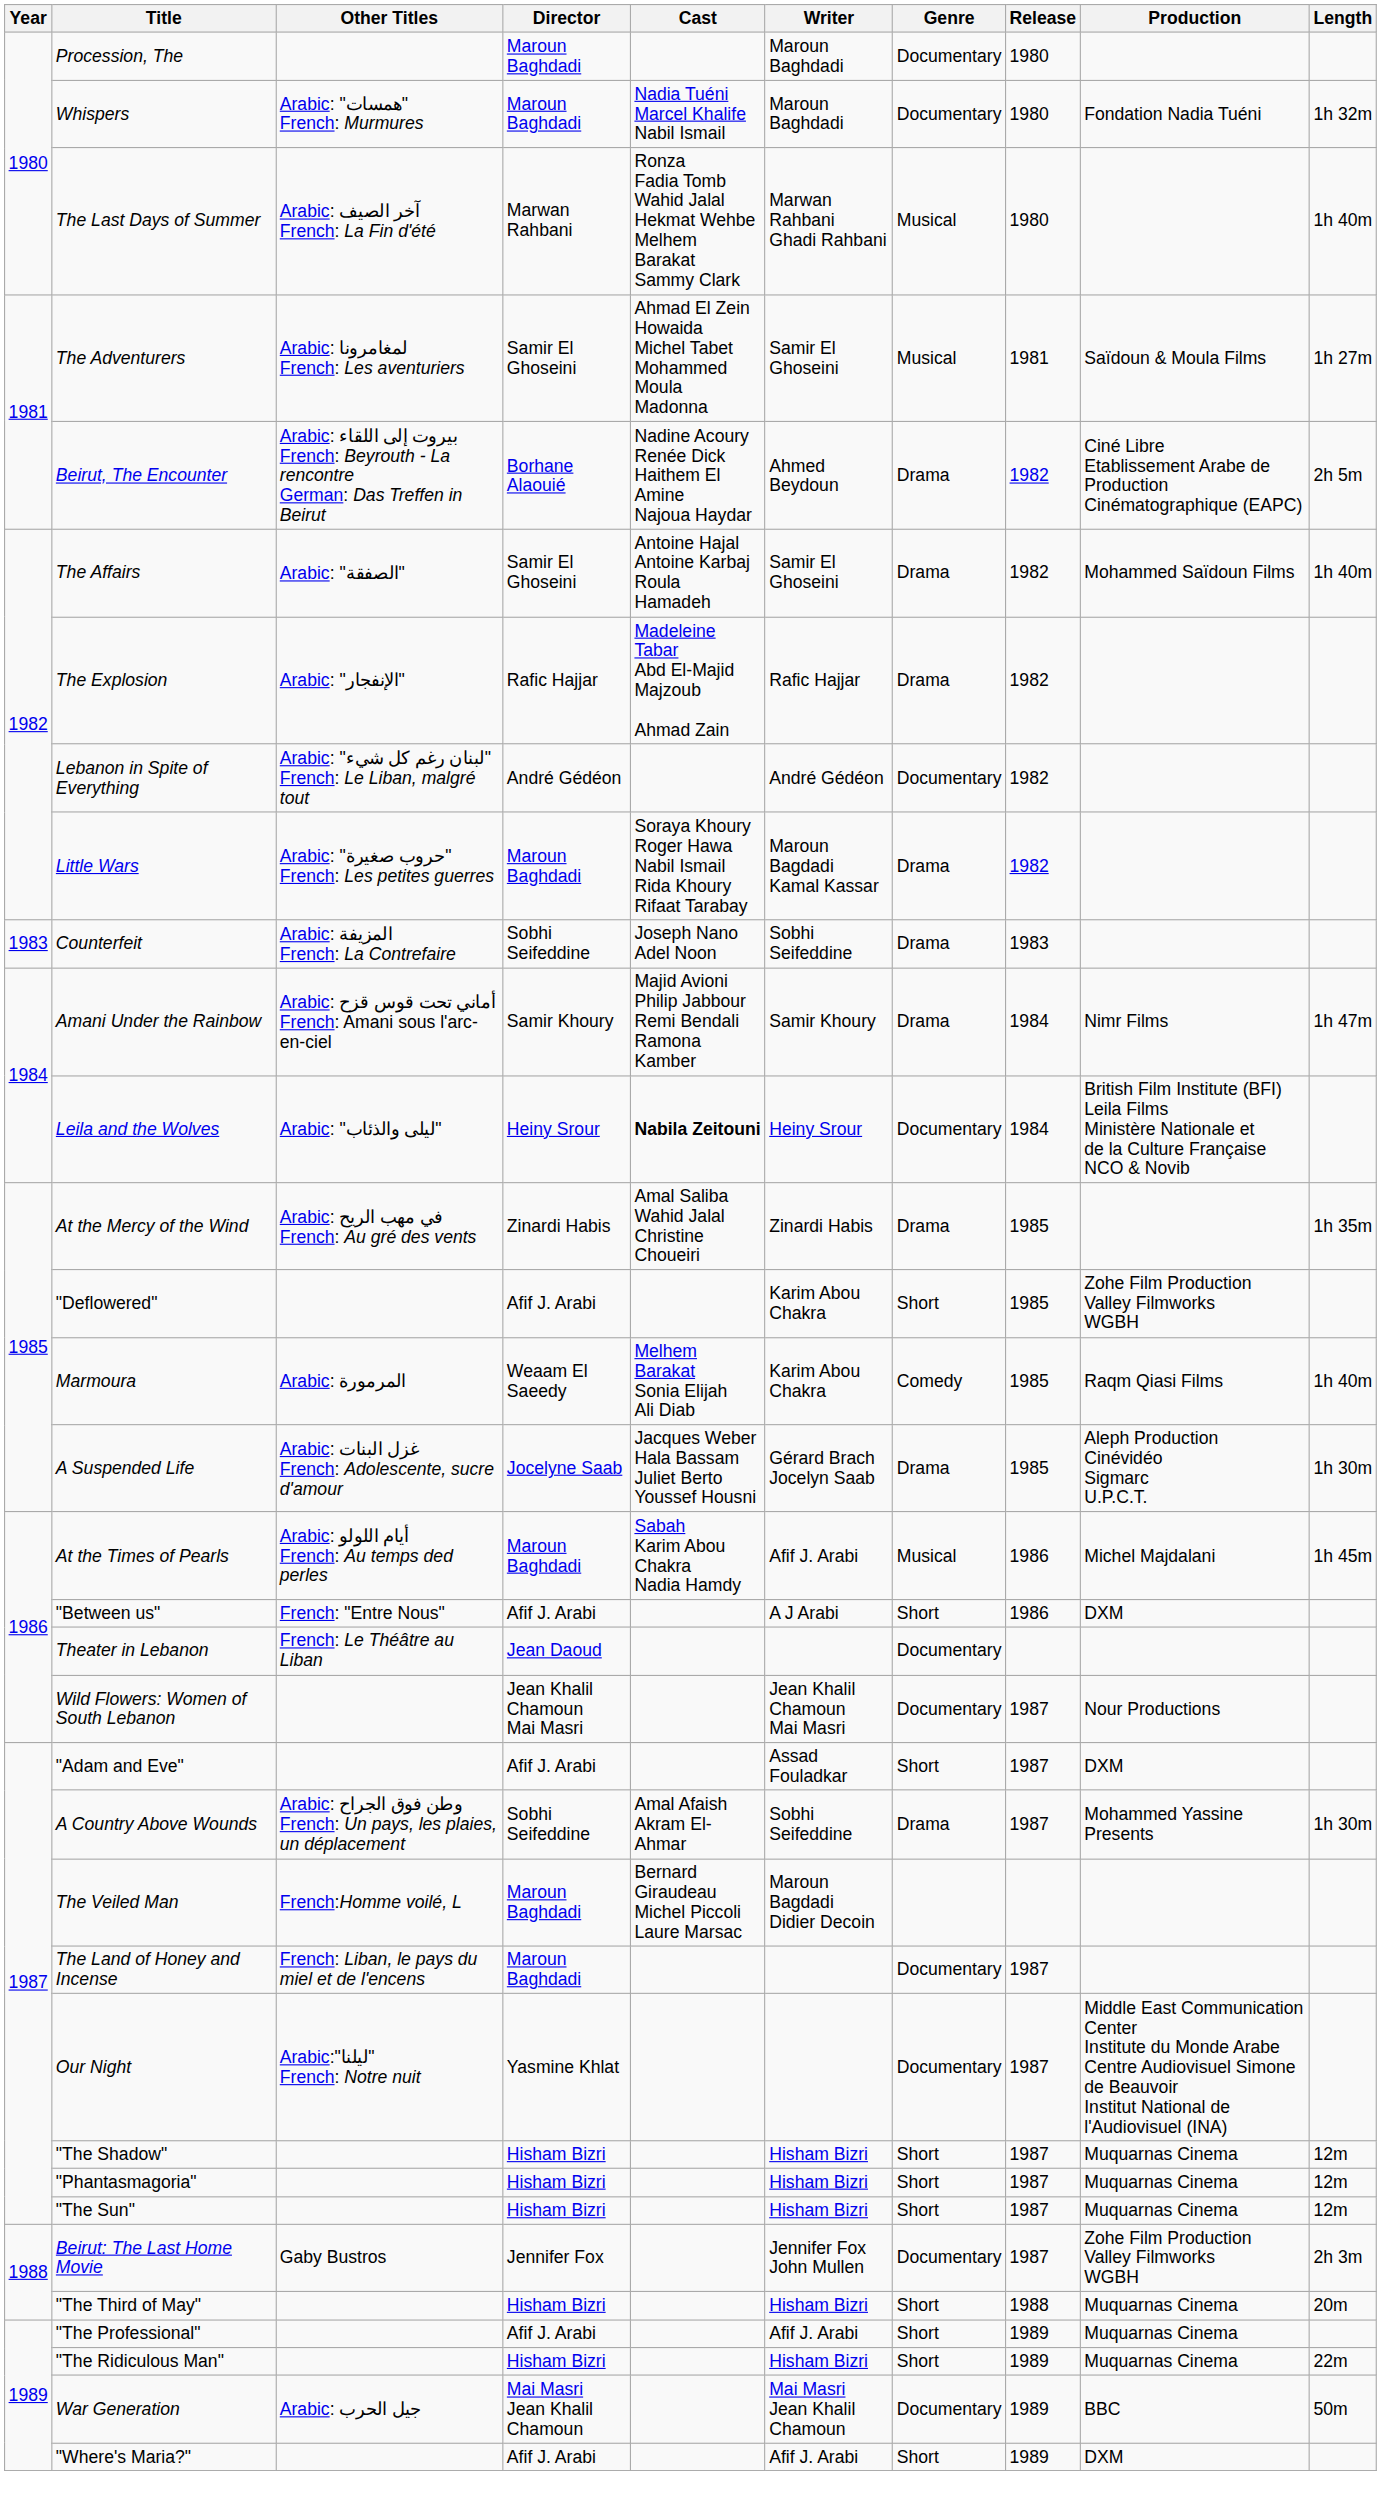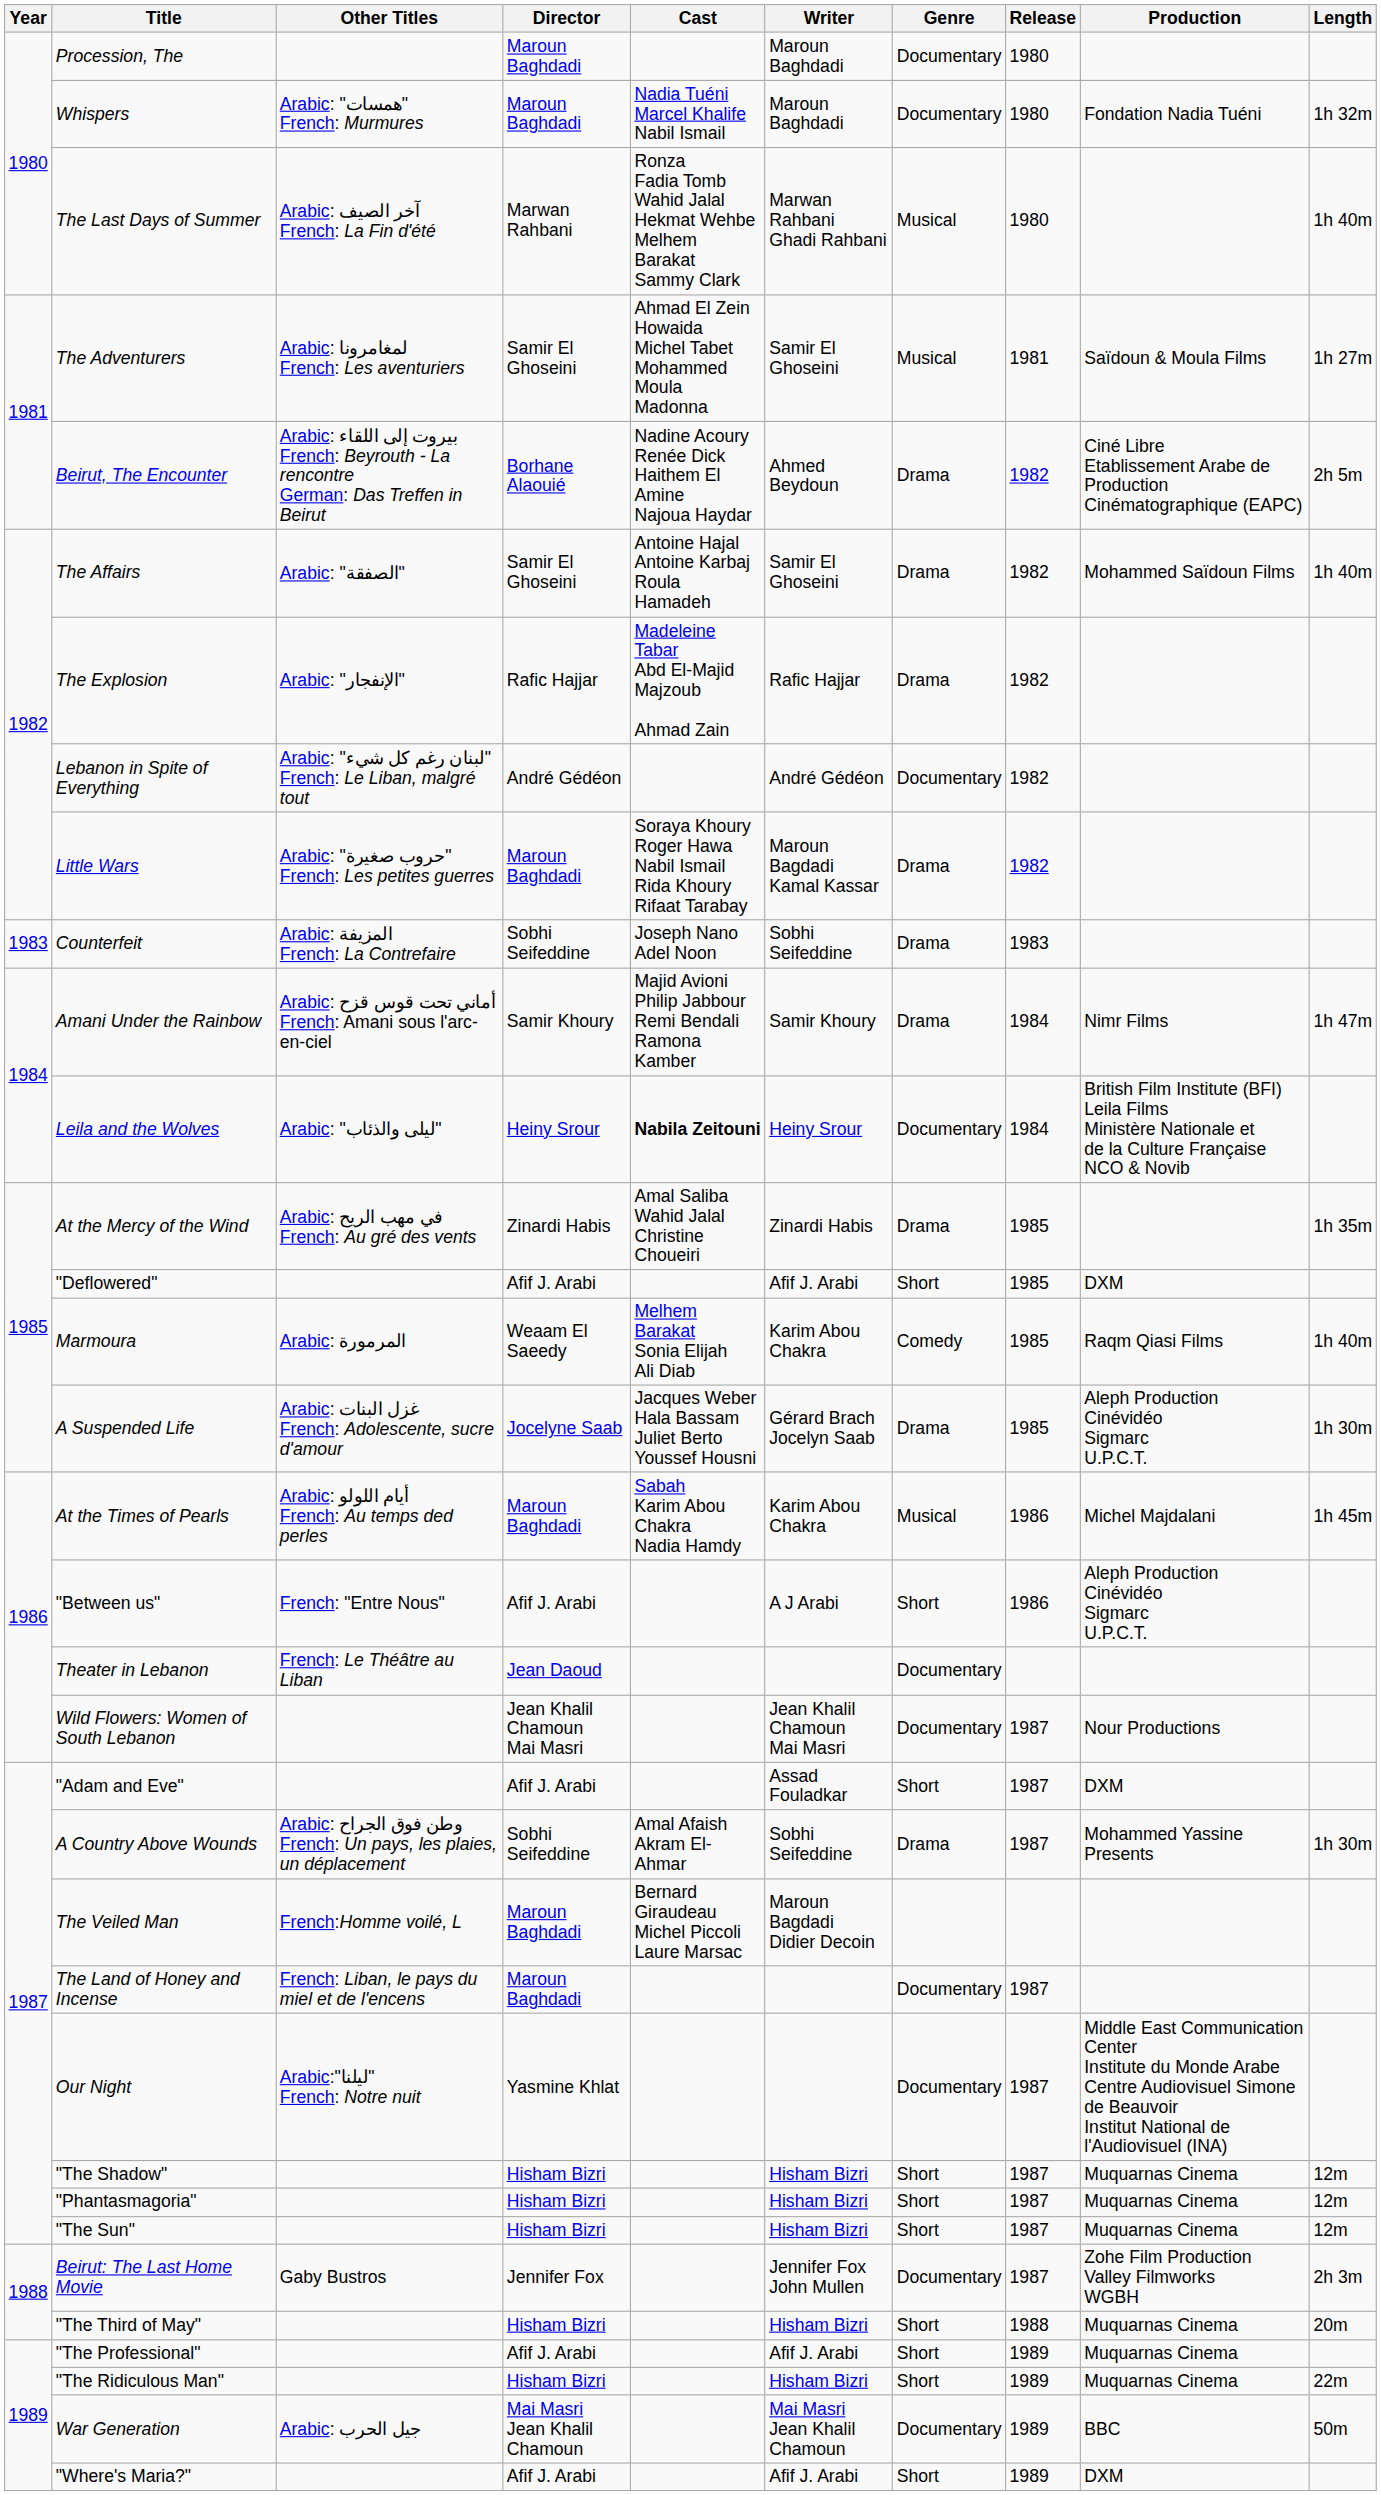(815, 1303) Karim Abou Chakra -> (814, 1283) Afif J. Arabi
(1168, 1303) Zohe Film Production Valley Filmworks WGBH -> (1104, 1283) DXM
(814, 1555) Afif J. Arabi -> (815, 1515) Karim Abou Chakra
(1104, 1613) DXM -> (1151, 1603) Aleph Production Cinévidéo Sigmarc U.P.C.T.
